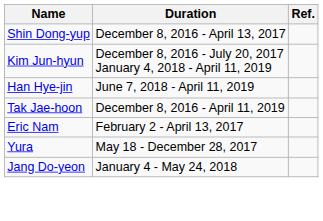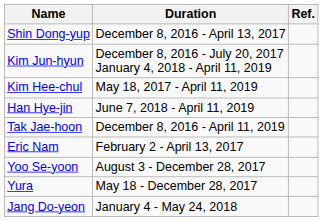+ row: (45, 87)
+ row: (43, 166)
